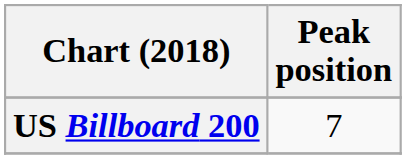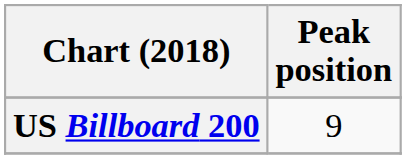(334, 125) 7 -> (334, 125) 9
